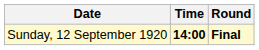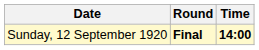columns swapped: (189, 14) <-> (231, 14)
